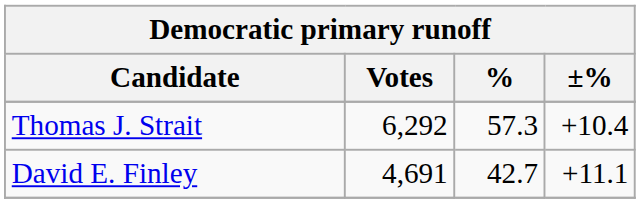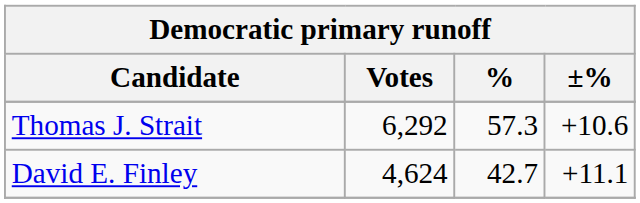(595, 125) +10.4 -> (595, 125) +10.6
(415, 174) 4,691 -> (415, 174) 4,624
